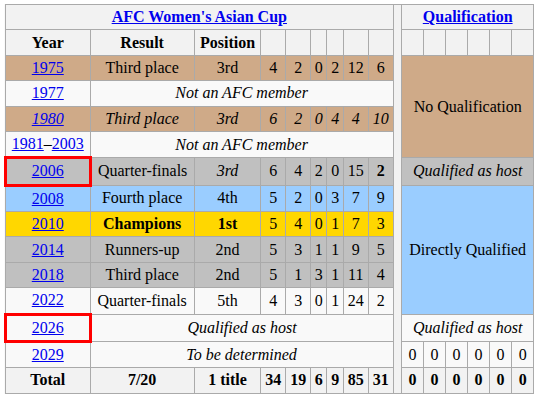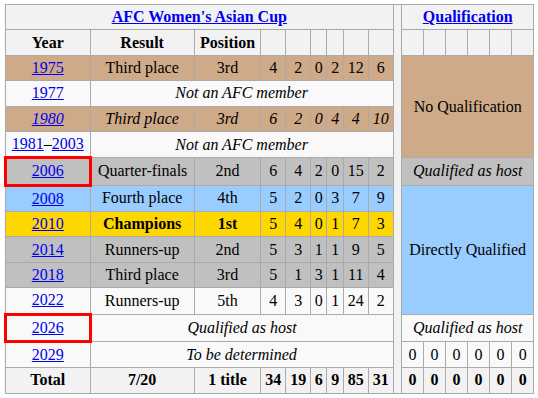(228, 171) 3rd -> (228, 171) 2nd
(381, 171) bold -> (381, 171) normal
(228, 274) 2nd -> (228, 274) 3rd
(142, 300) Quarter-finals -> (142, 300) Runners-up
